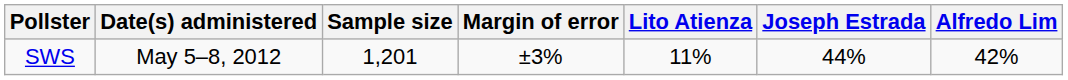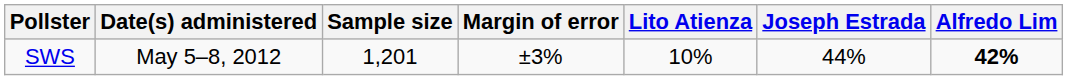(690, 56) 11% -> (690, 56) 10%
(997, 56) normal -> (997, 56) bold
